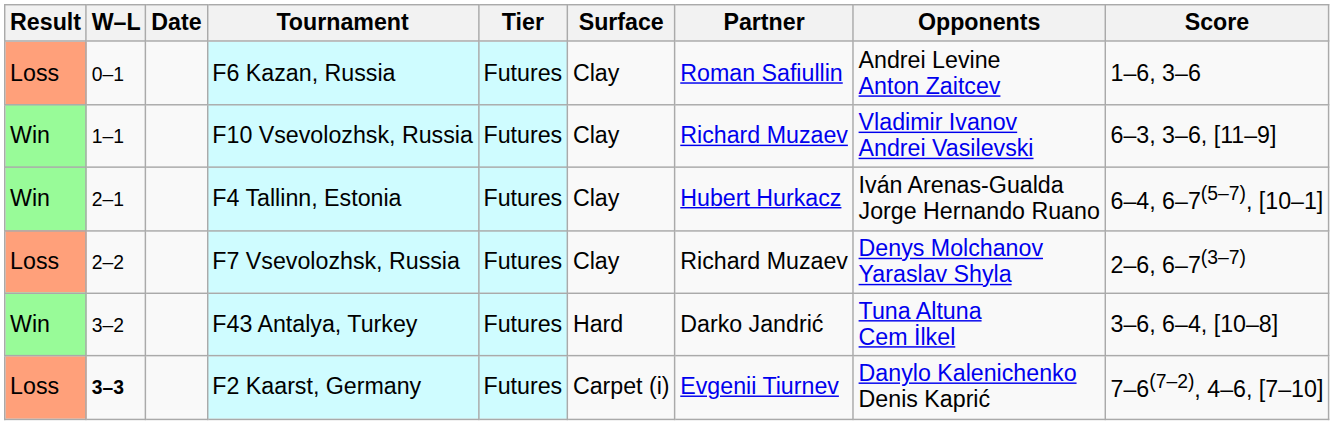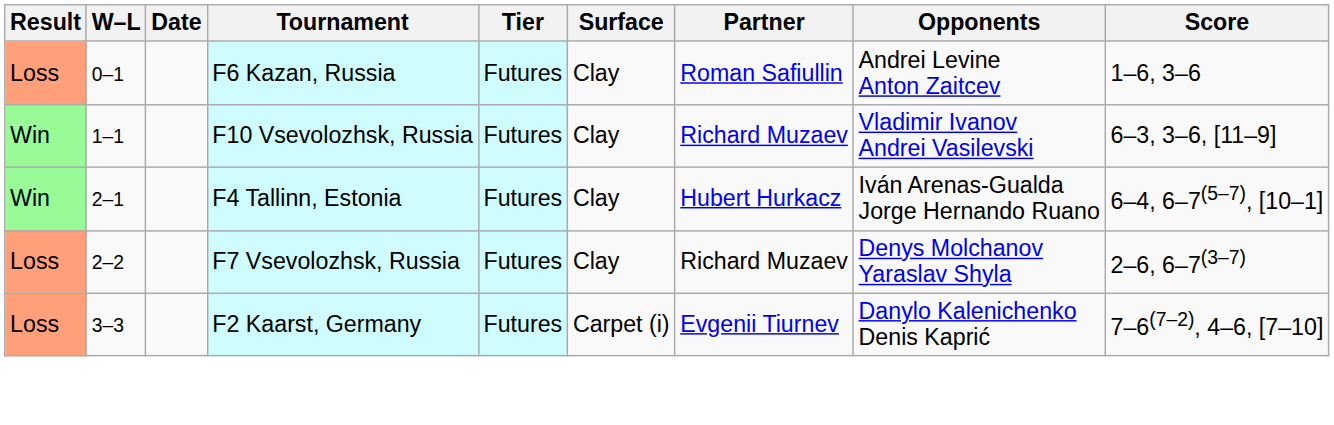- row: (315, 324)
(108, 387) bold -> (108, 325) normal
